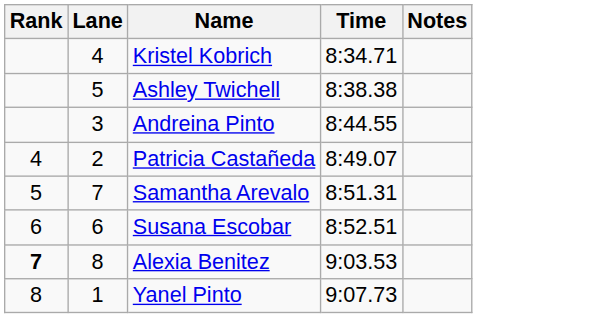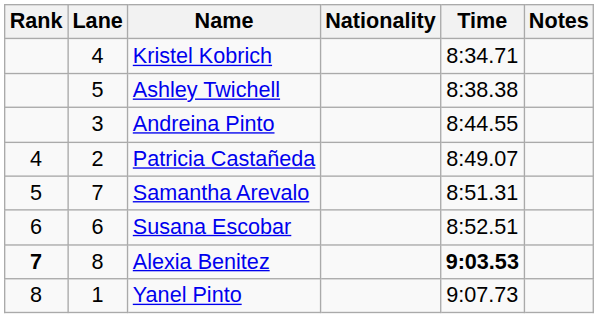+ column: (380, 21)
(361, 261) normal -> (482, 261) bold
